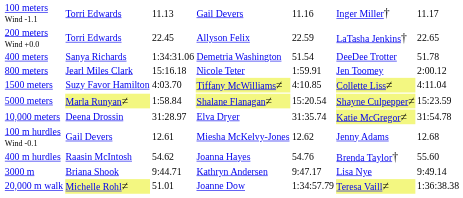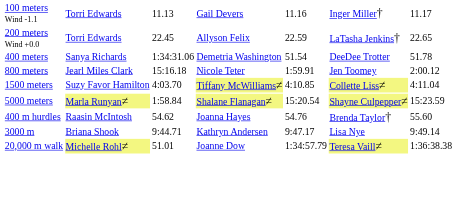- row: (32, 117)
- row: (33, 137)
